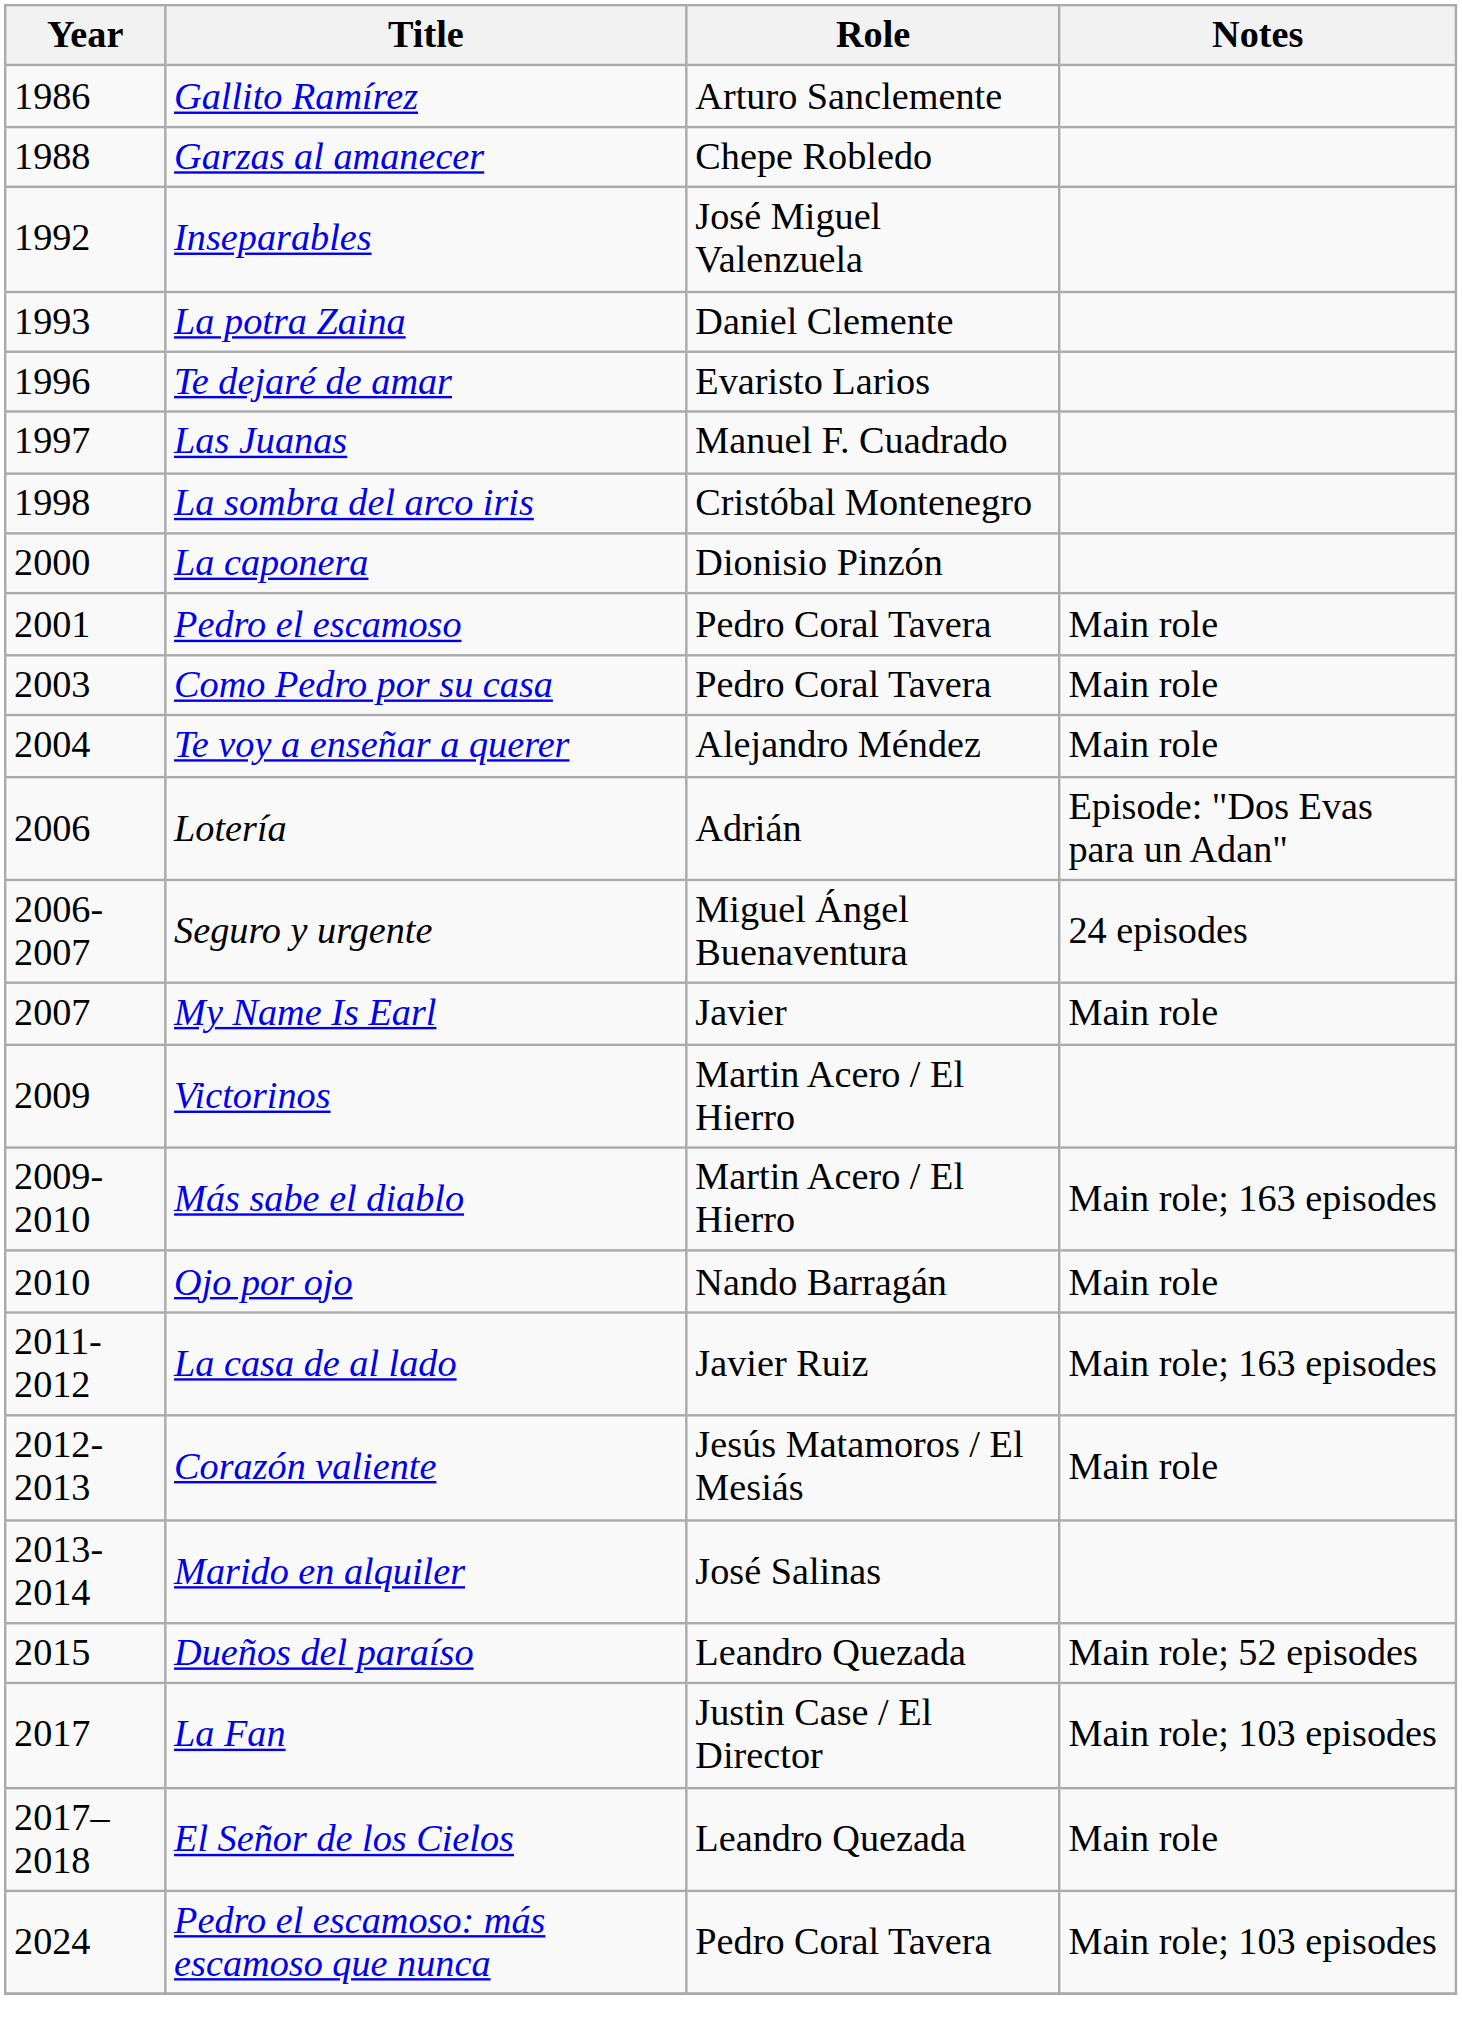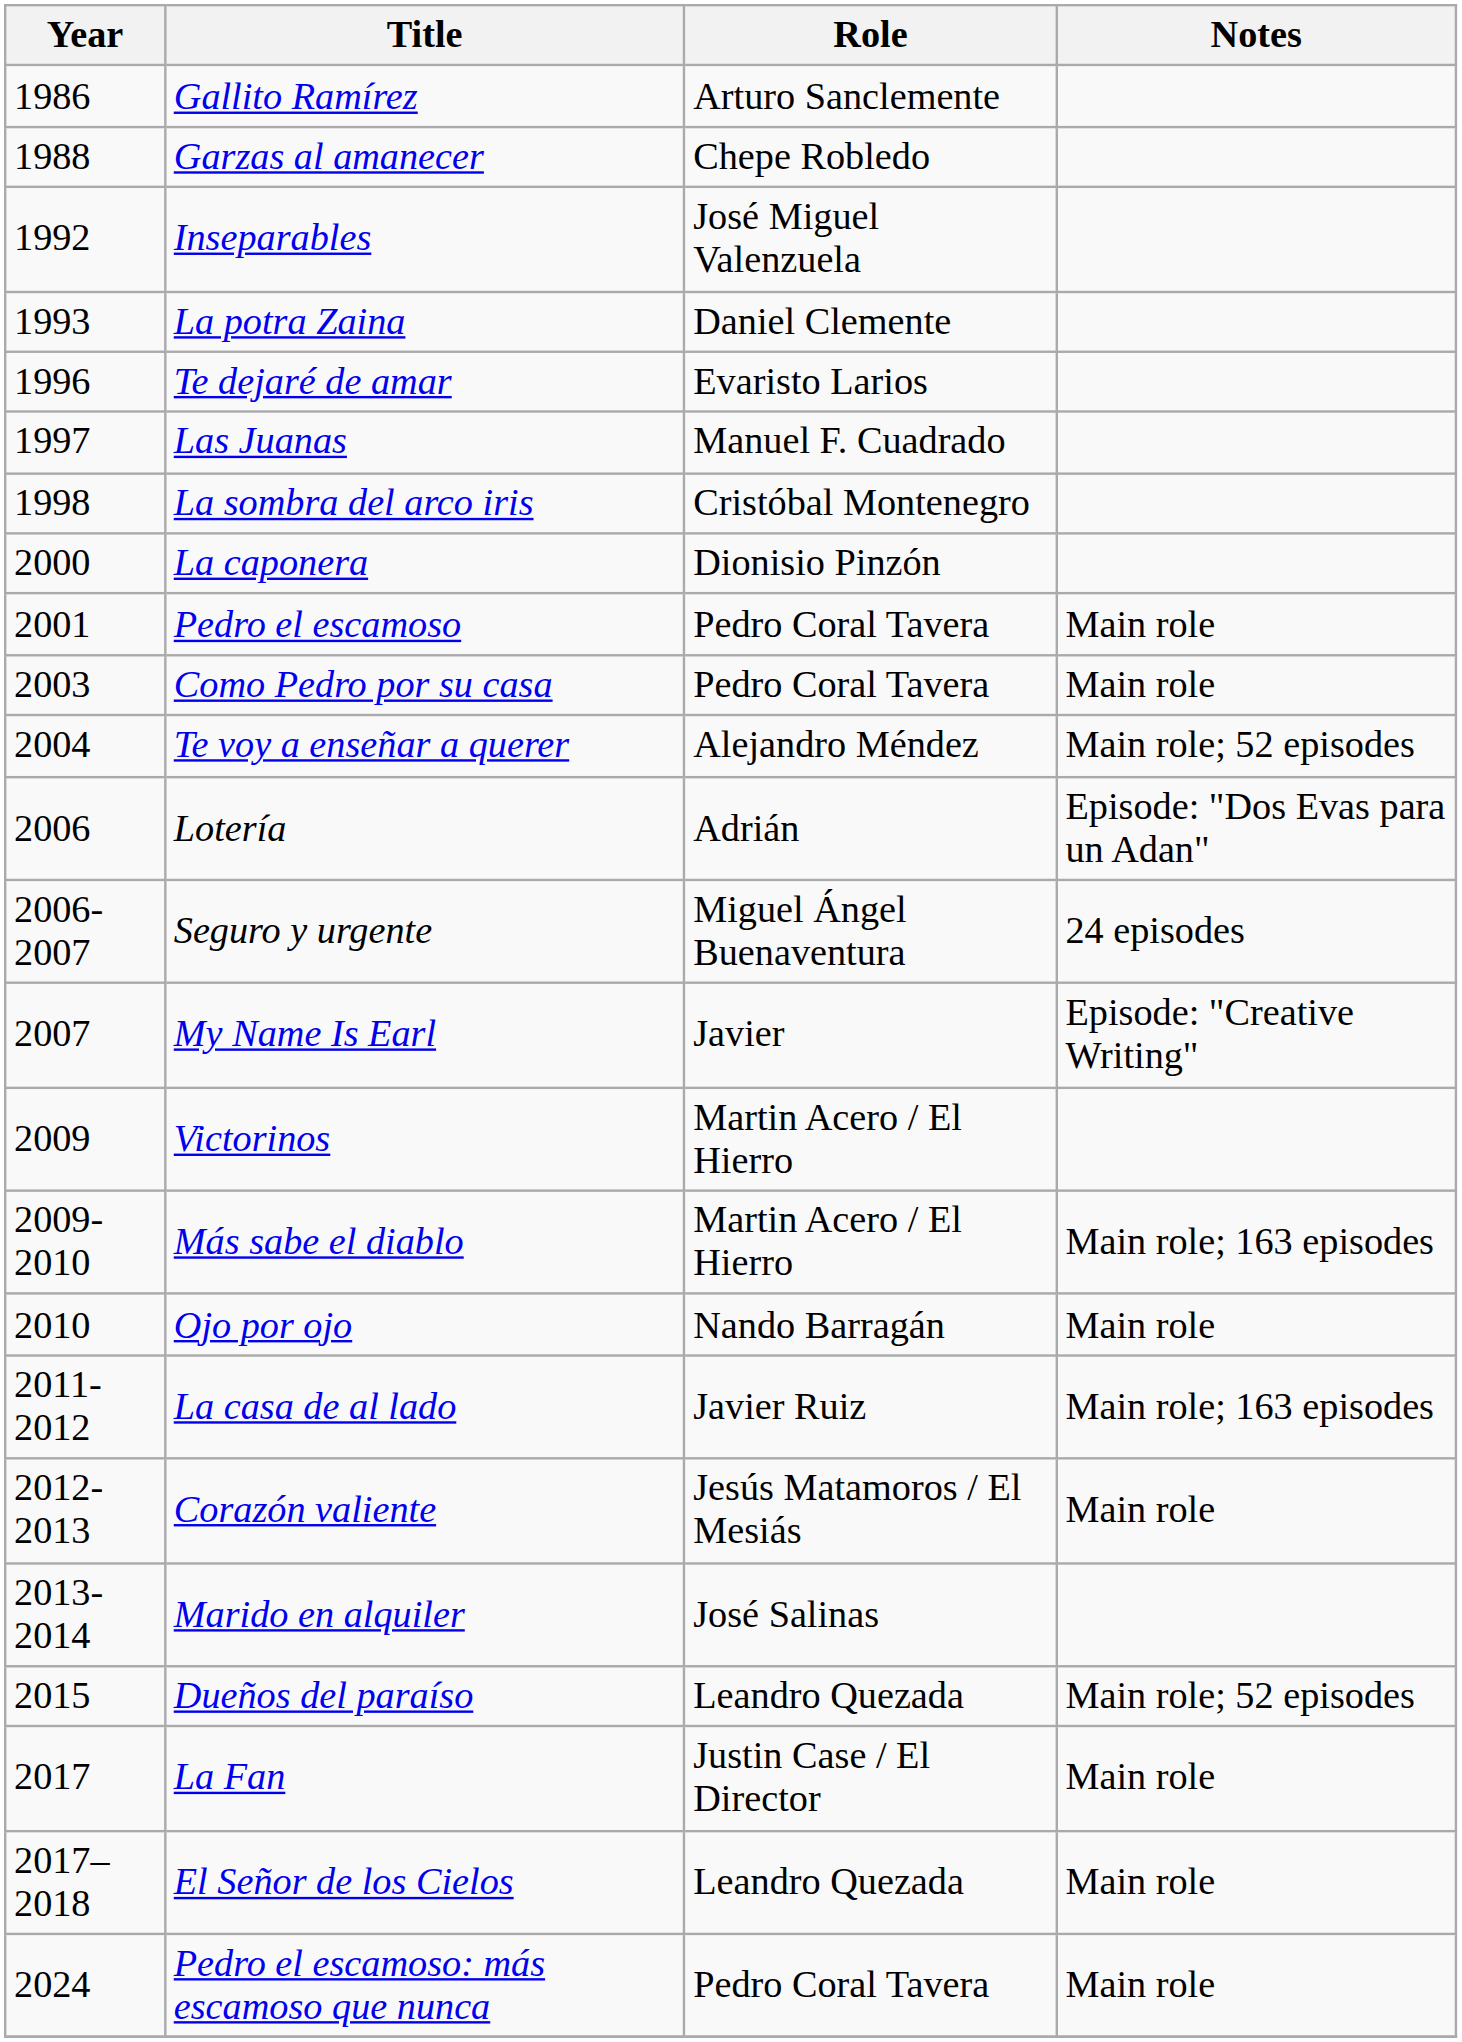(1143, 744) Main role -> (1240, 744) Main role; 52 episodes
(1143, 1012) Main role -> (1210, 1034) Episode: "Creative Writing"
(1253, 1734) Main role; 103 episodes -> (1140, 1777) Main role
(1253, 1942) Main role; 103 episodes -> (1140, 1985) Main role
